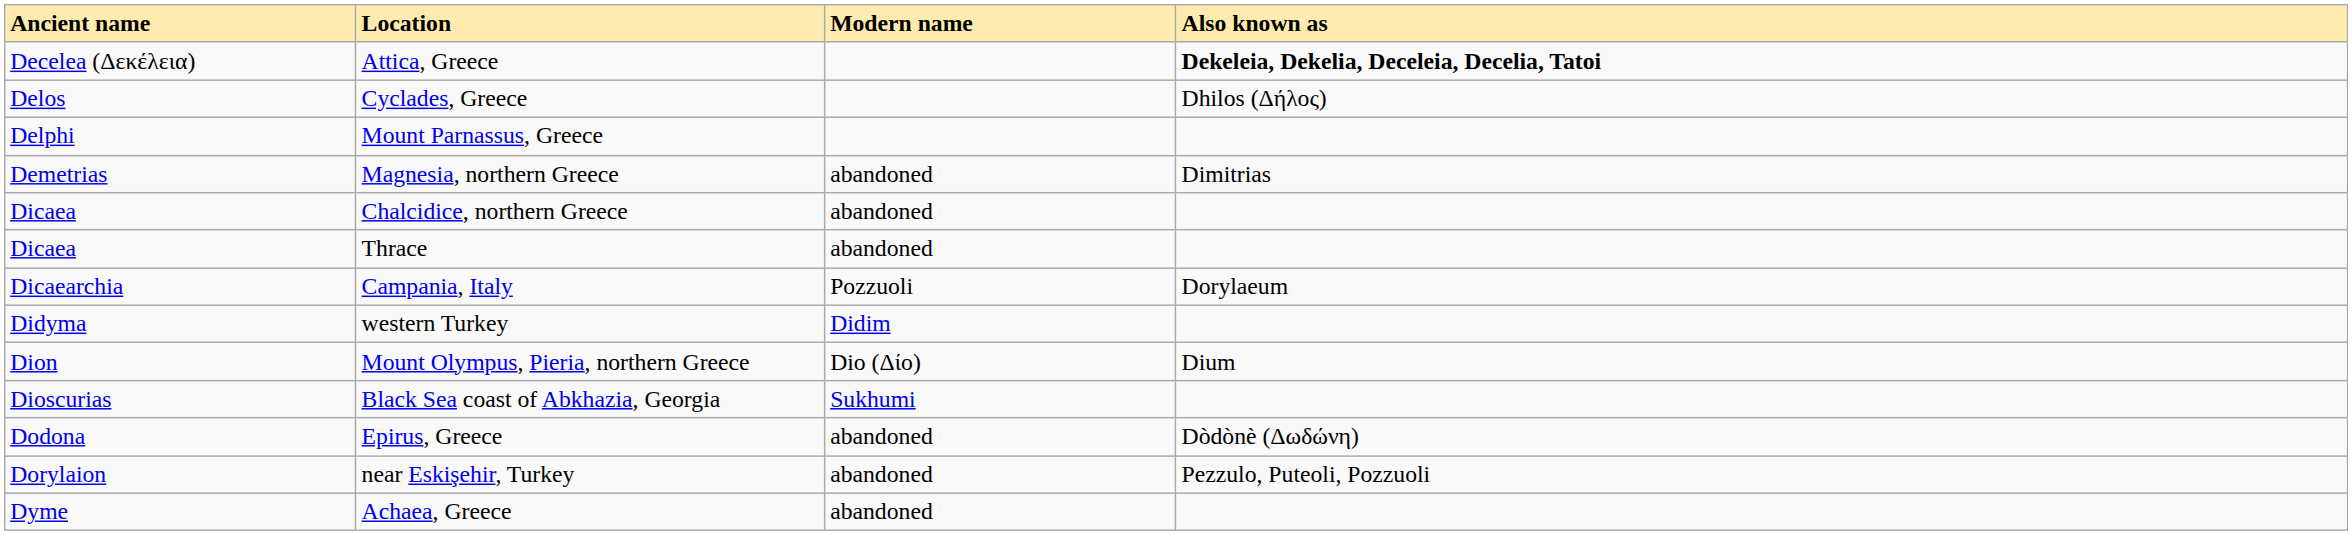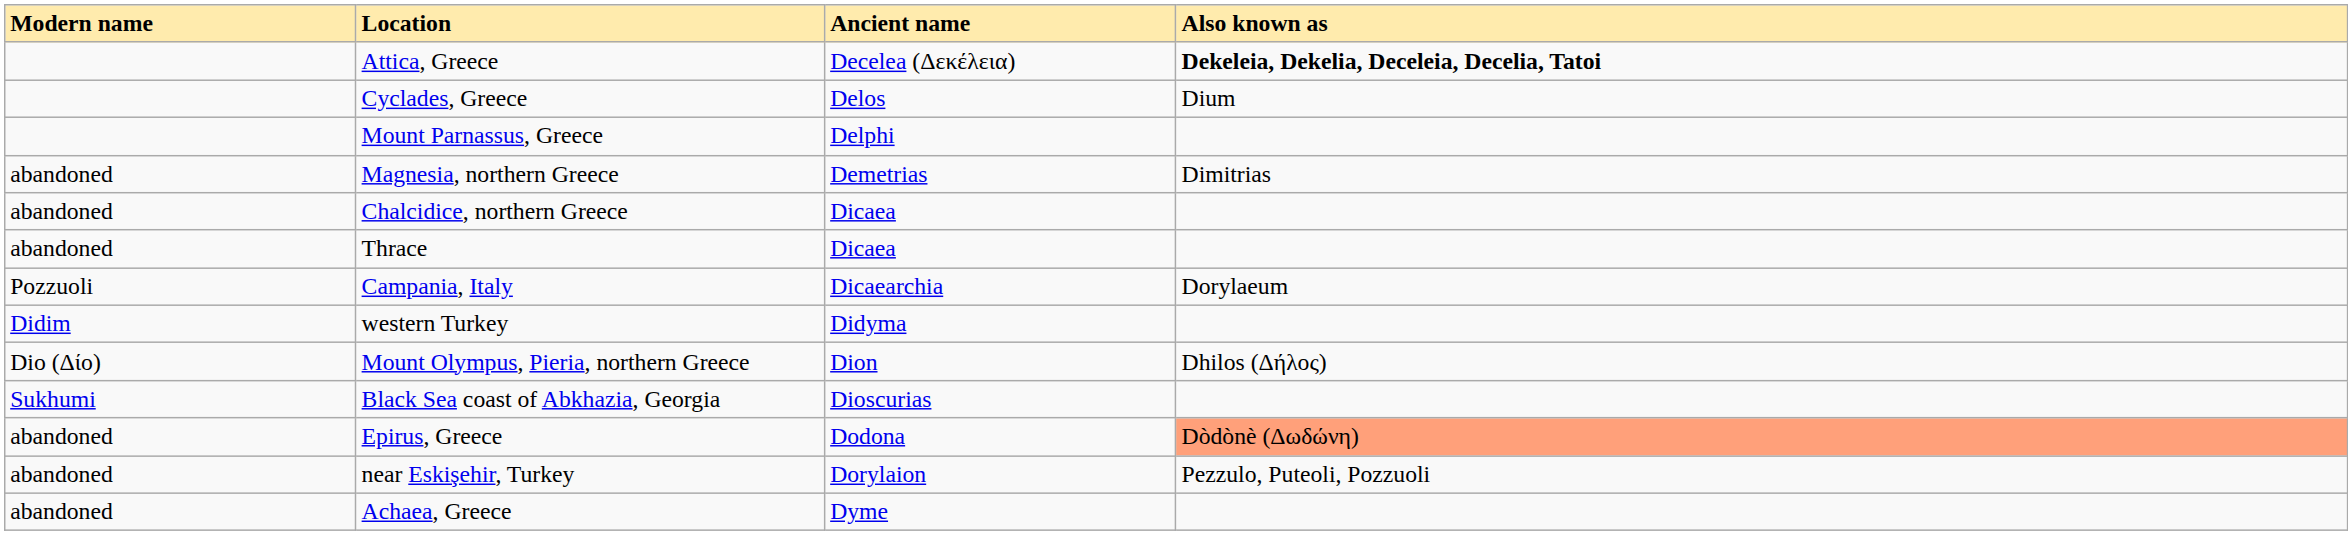columns swapped: (80, 23) <-> (902, 23)
(1254, 98) Dhilos (Δήλος) -> (1209, 98) Dium
(1209, 361) Dium -> (1254, 361) Dhilos (Δήλος)
(1270, 436) no background -> (1270, 436) lightsalmon background
